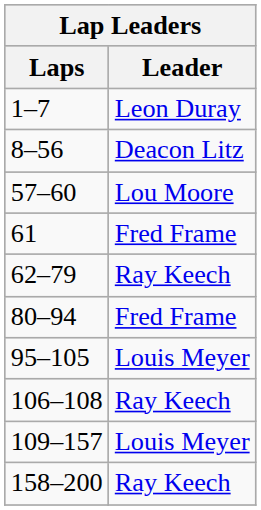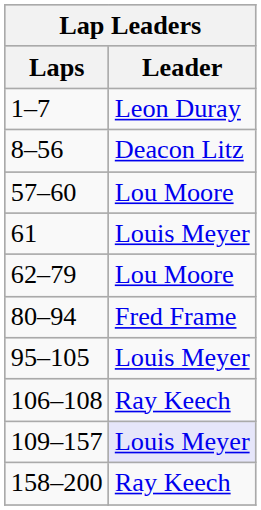(176, 233) Fred Frame -> (182, 233) Louis Meyer
(173, 274) Ray Keech -> (174, 274) Lou Moore
(182, 441) no background -> (182, 441) lavender background
